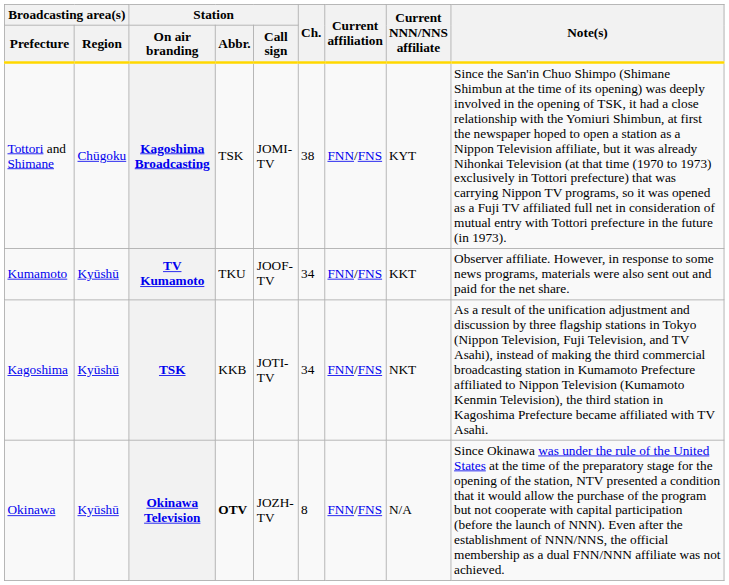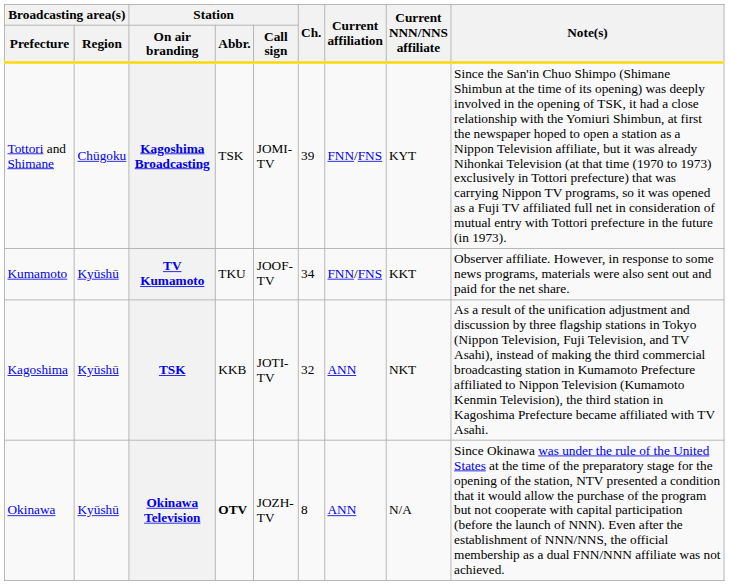(308, 155) 38 -> (308, 155) 39
(308, 369) 34 -> (308, 369) 32
(355, 369) FNN/FNS -> (342, 369) ANN
(355, 510) FNN/FNS -> (342, 510) ANN
